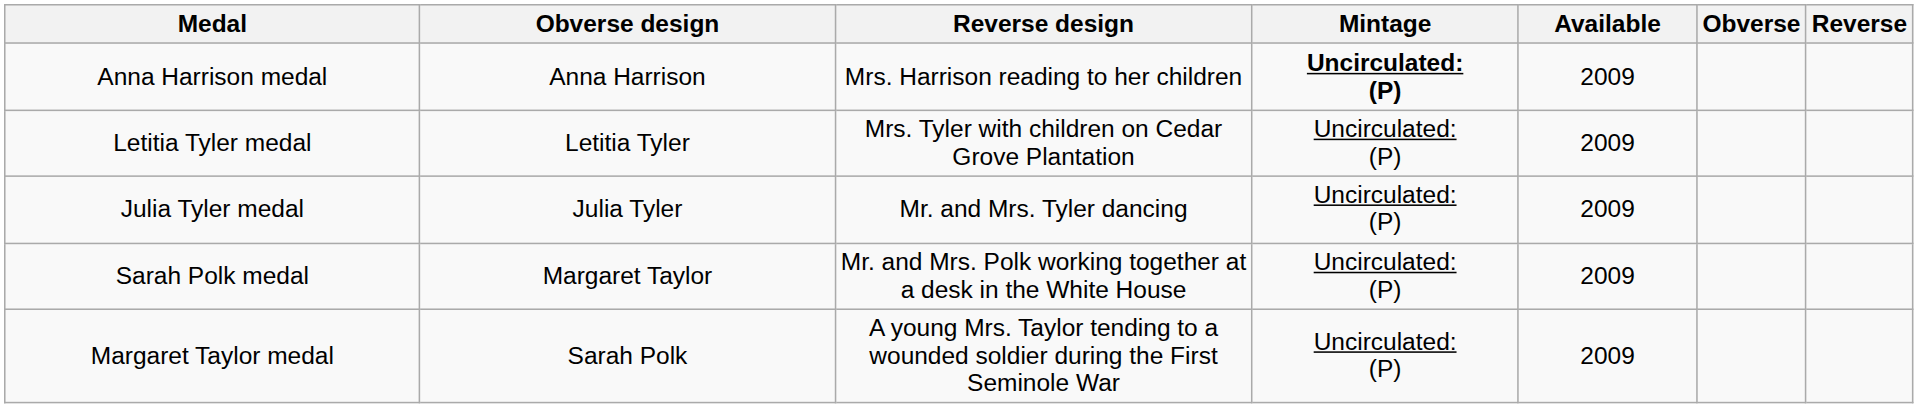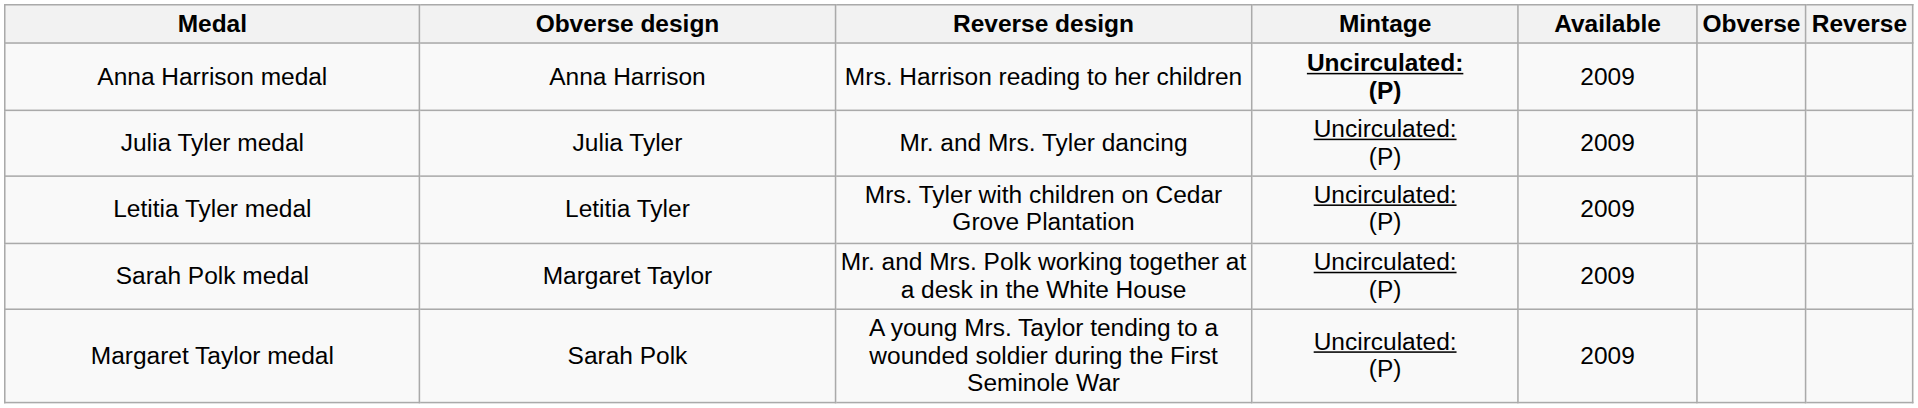rows swapped: (212, 142) <-> (212, 209)
